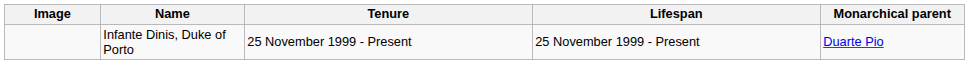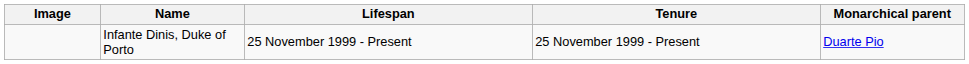columns swapped: (676, 14) <-> (388, 14)
